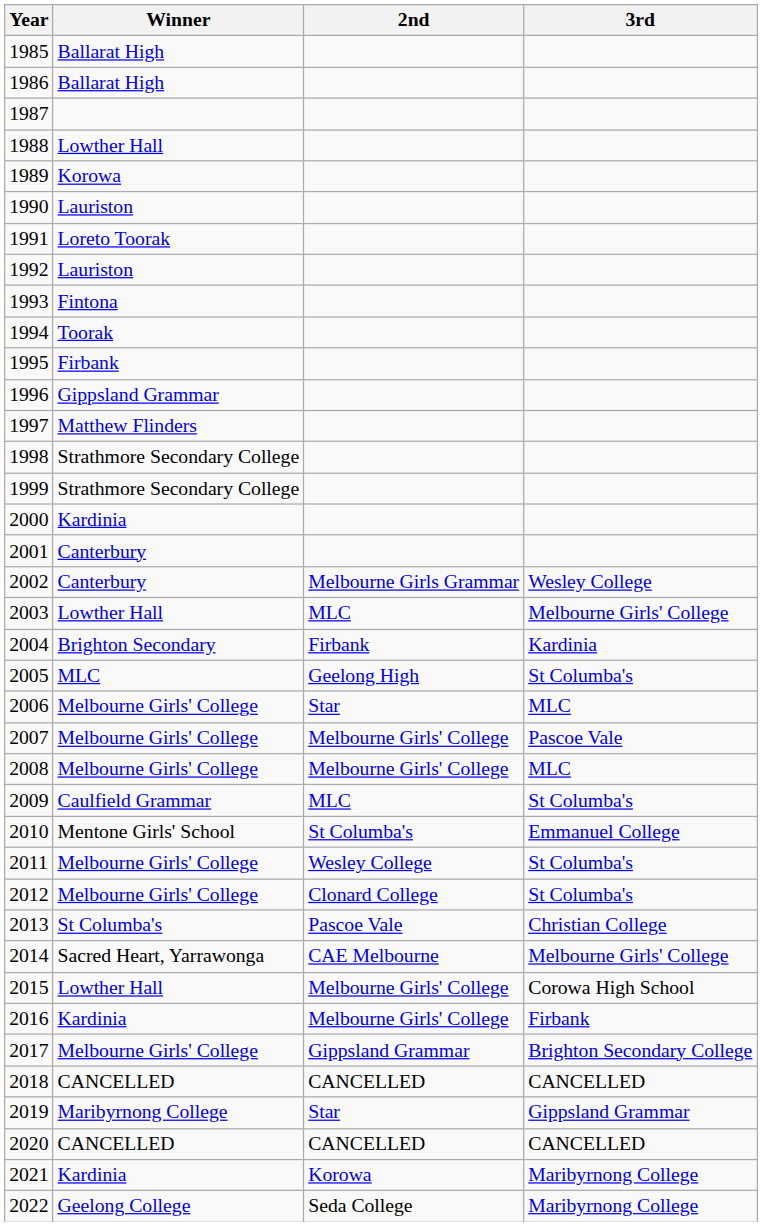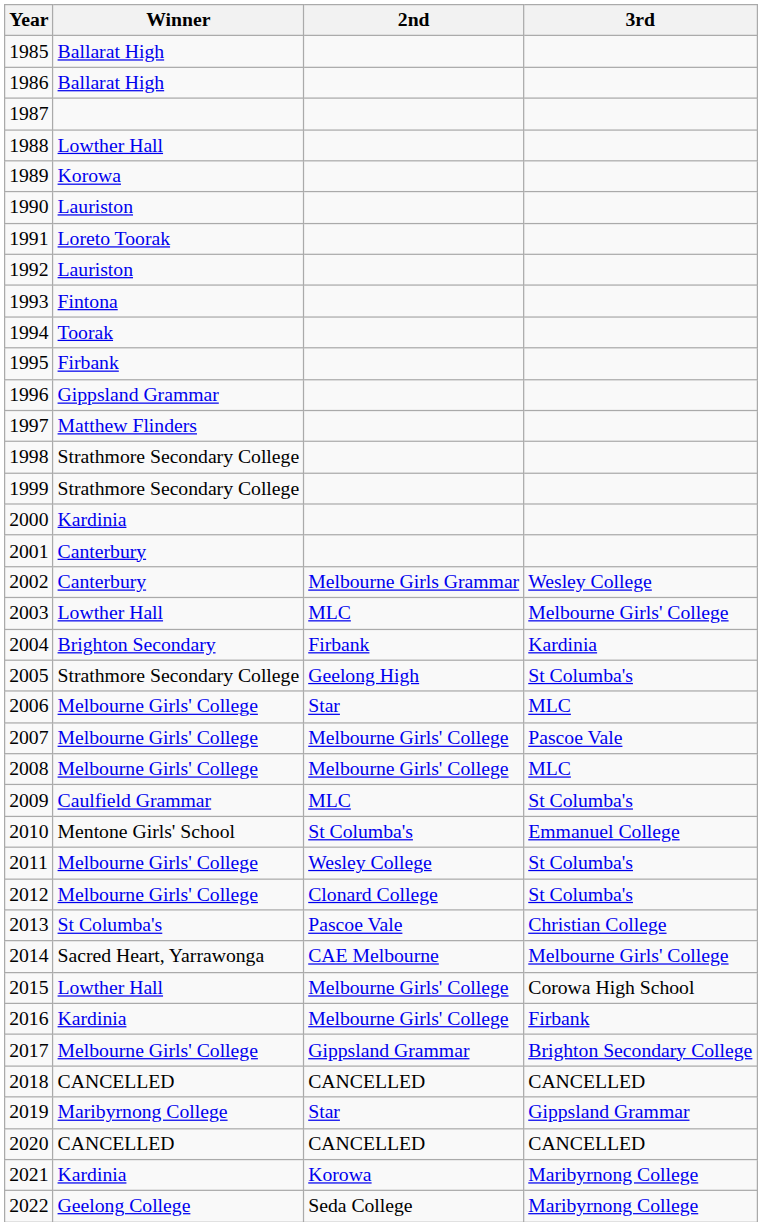(79, 675) MLC -> (178, 675) Strathmore Secondary College
